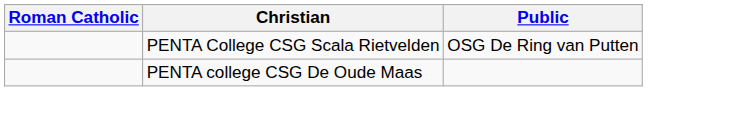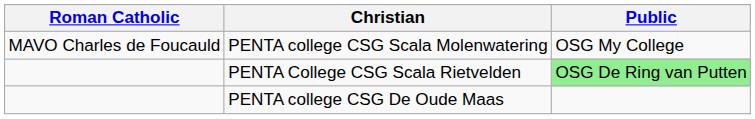+ row: (388, 45)
(543, 45) no background -> (651, 72) lightgreen background
